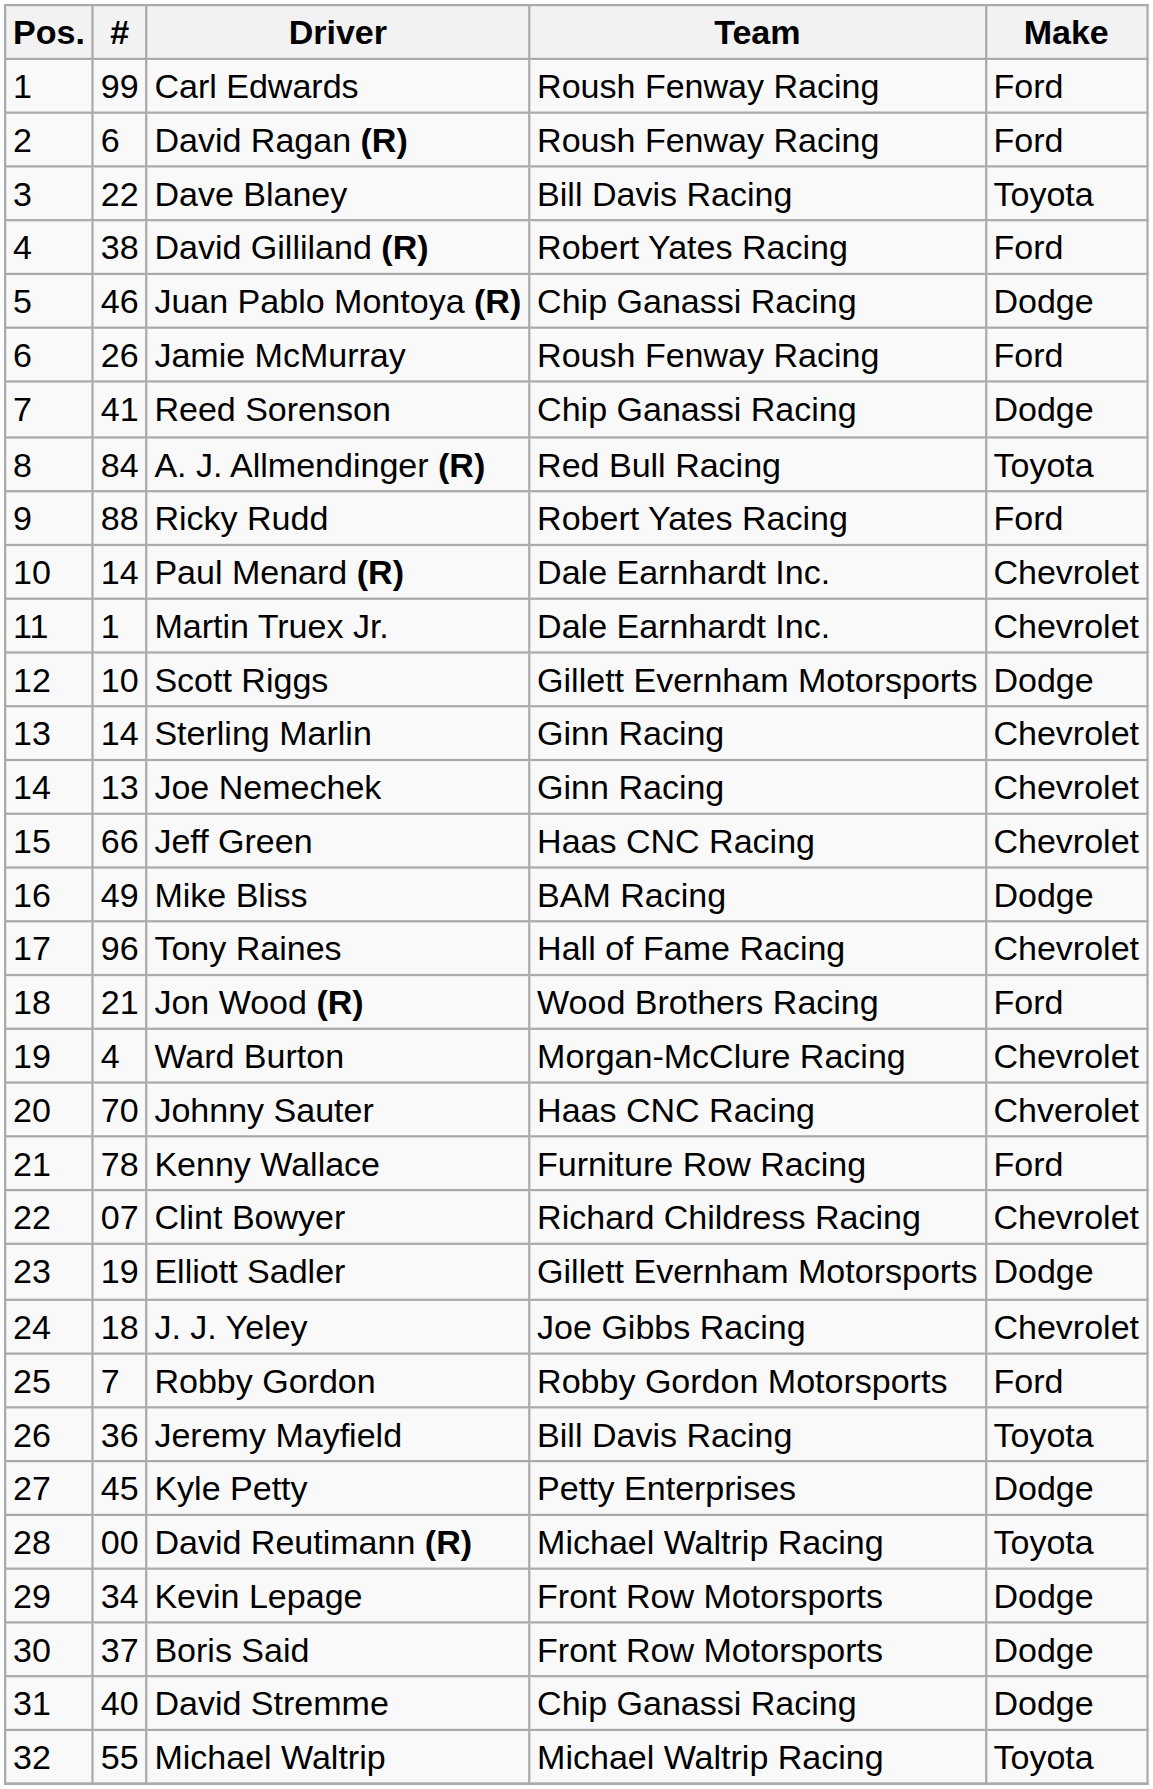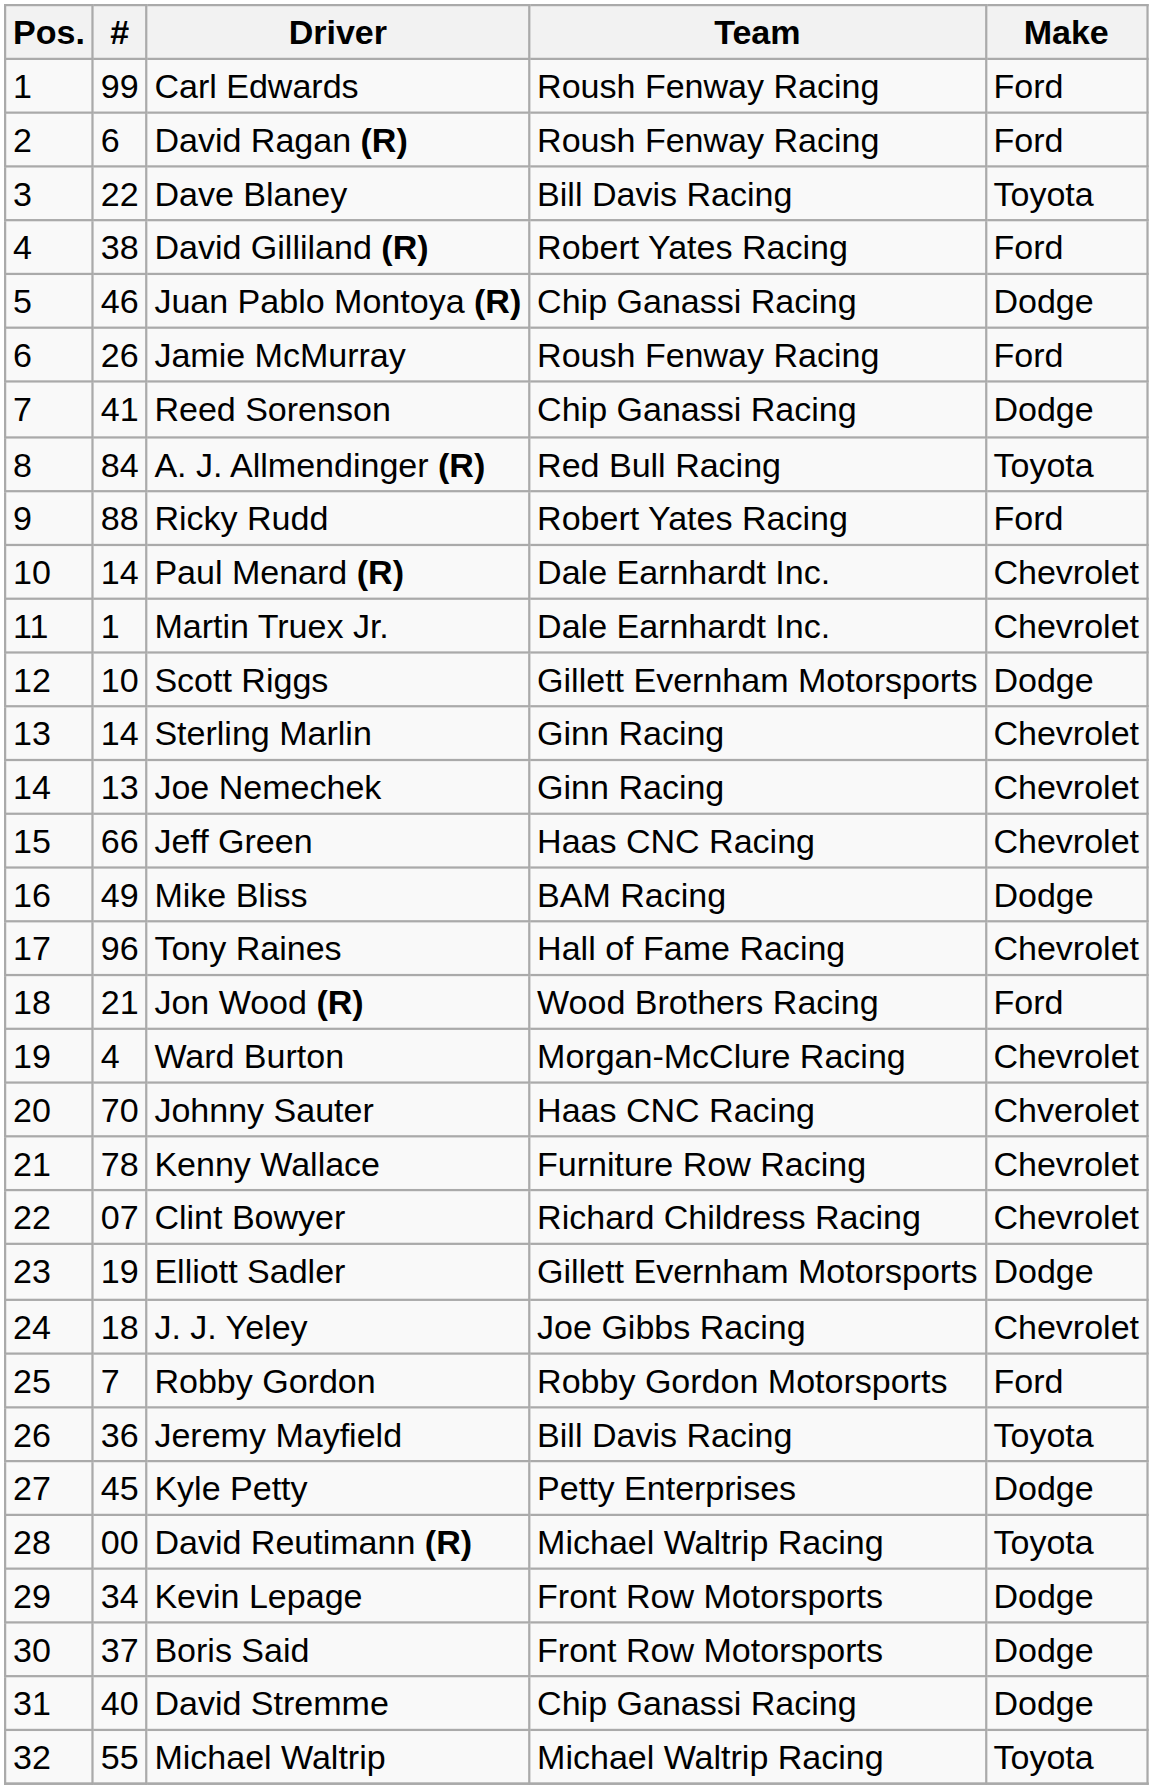(1028, 1164) Ford -> (1066, 1164) Chevrolet
